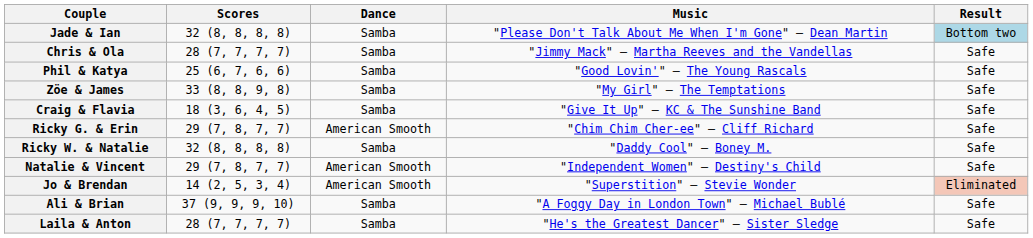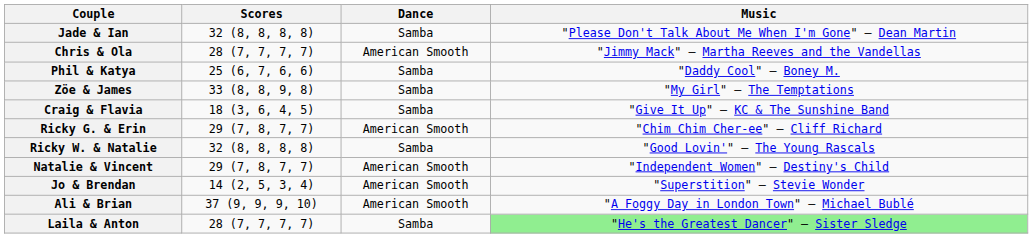- column: (981, 14)
(378, 52) Samba -> (416, 52) American Smooth
(690, 71) "Good Lovin'" — The Young Rascals -> (759, 71) "Daddy Cool" — Boney M.
(690, 147) "Daddy Cool" — Boney M. -> (759, 147) "Good Lovin'" — The Young Rascals
(378, 205) Samba -> (416, 205) American Smooth
(690, 224) no background -> (759, 224) lightgreen background
